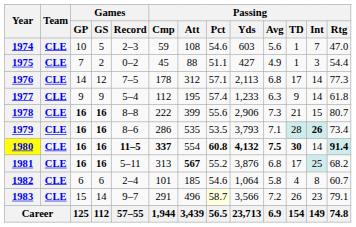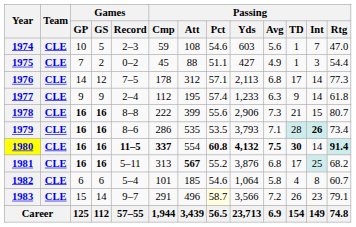(130, 96) 5–4 -> (130, 96) 2–4
(130, 180) 2–4 -> (130, 180) 5–4
